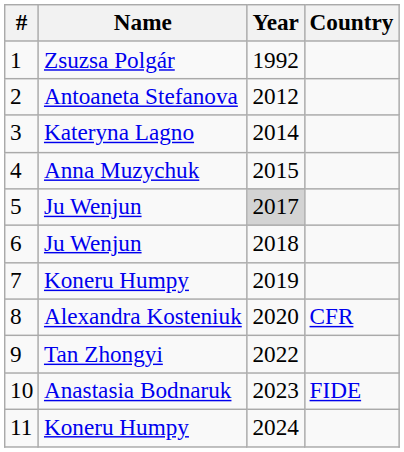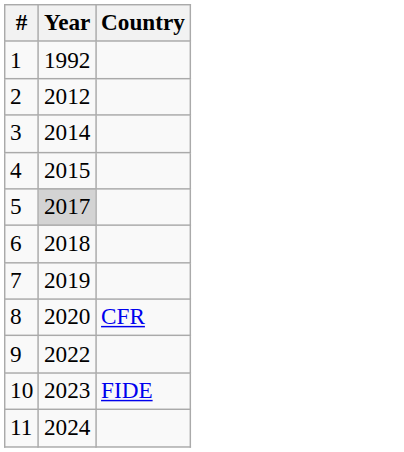- column: (143, 22)
